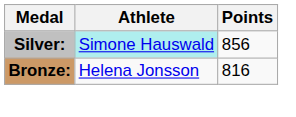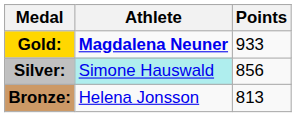+ row: (40, 44)
(236, 71) 816 -> (250, 97) 813
